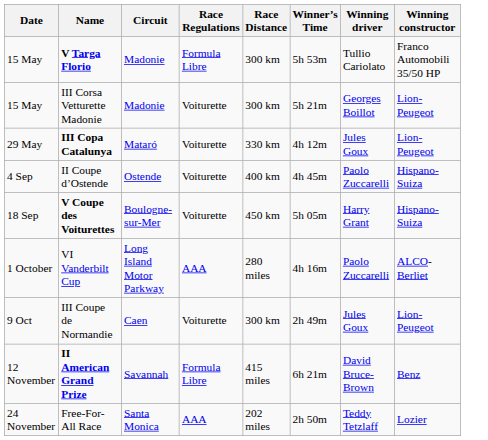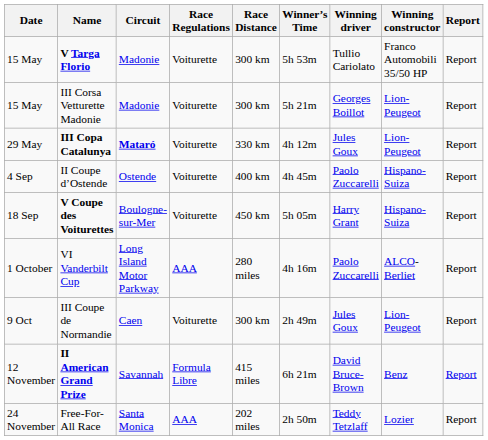+ column: (463, 20)
(201, 59) Formula Libre -> (195, 59) Voiturette
(140, 144) normal -> (137, 144) bold
